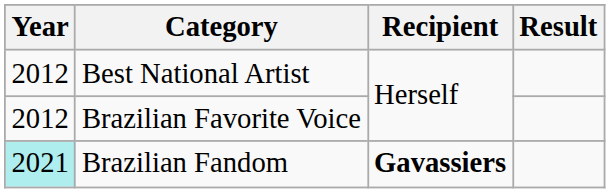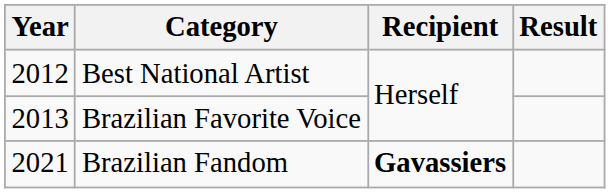(40, 118) 2012 -> (40, 118) 2013
(40, 163) paleturquoise background -> (40, 163) no background
